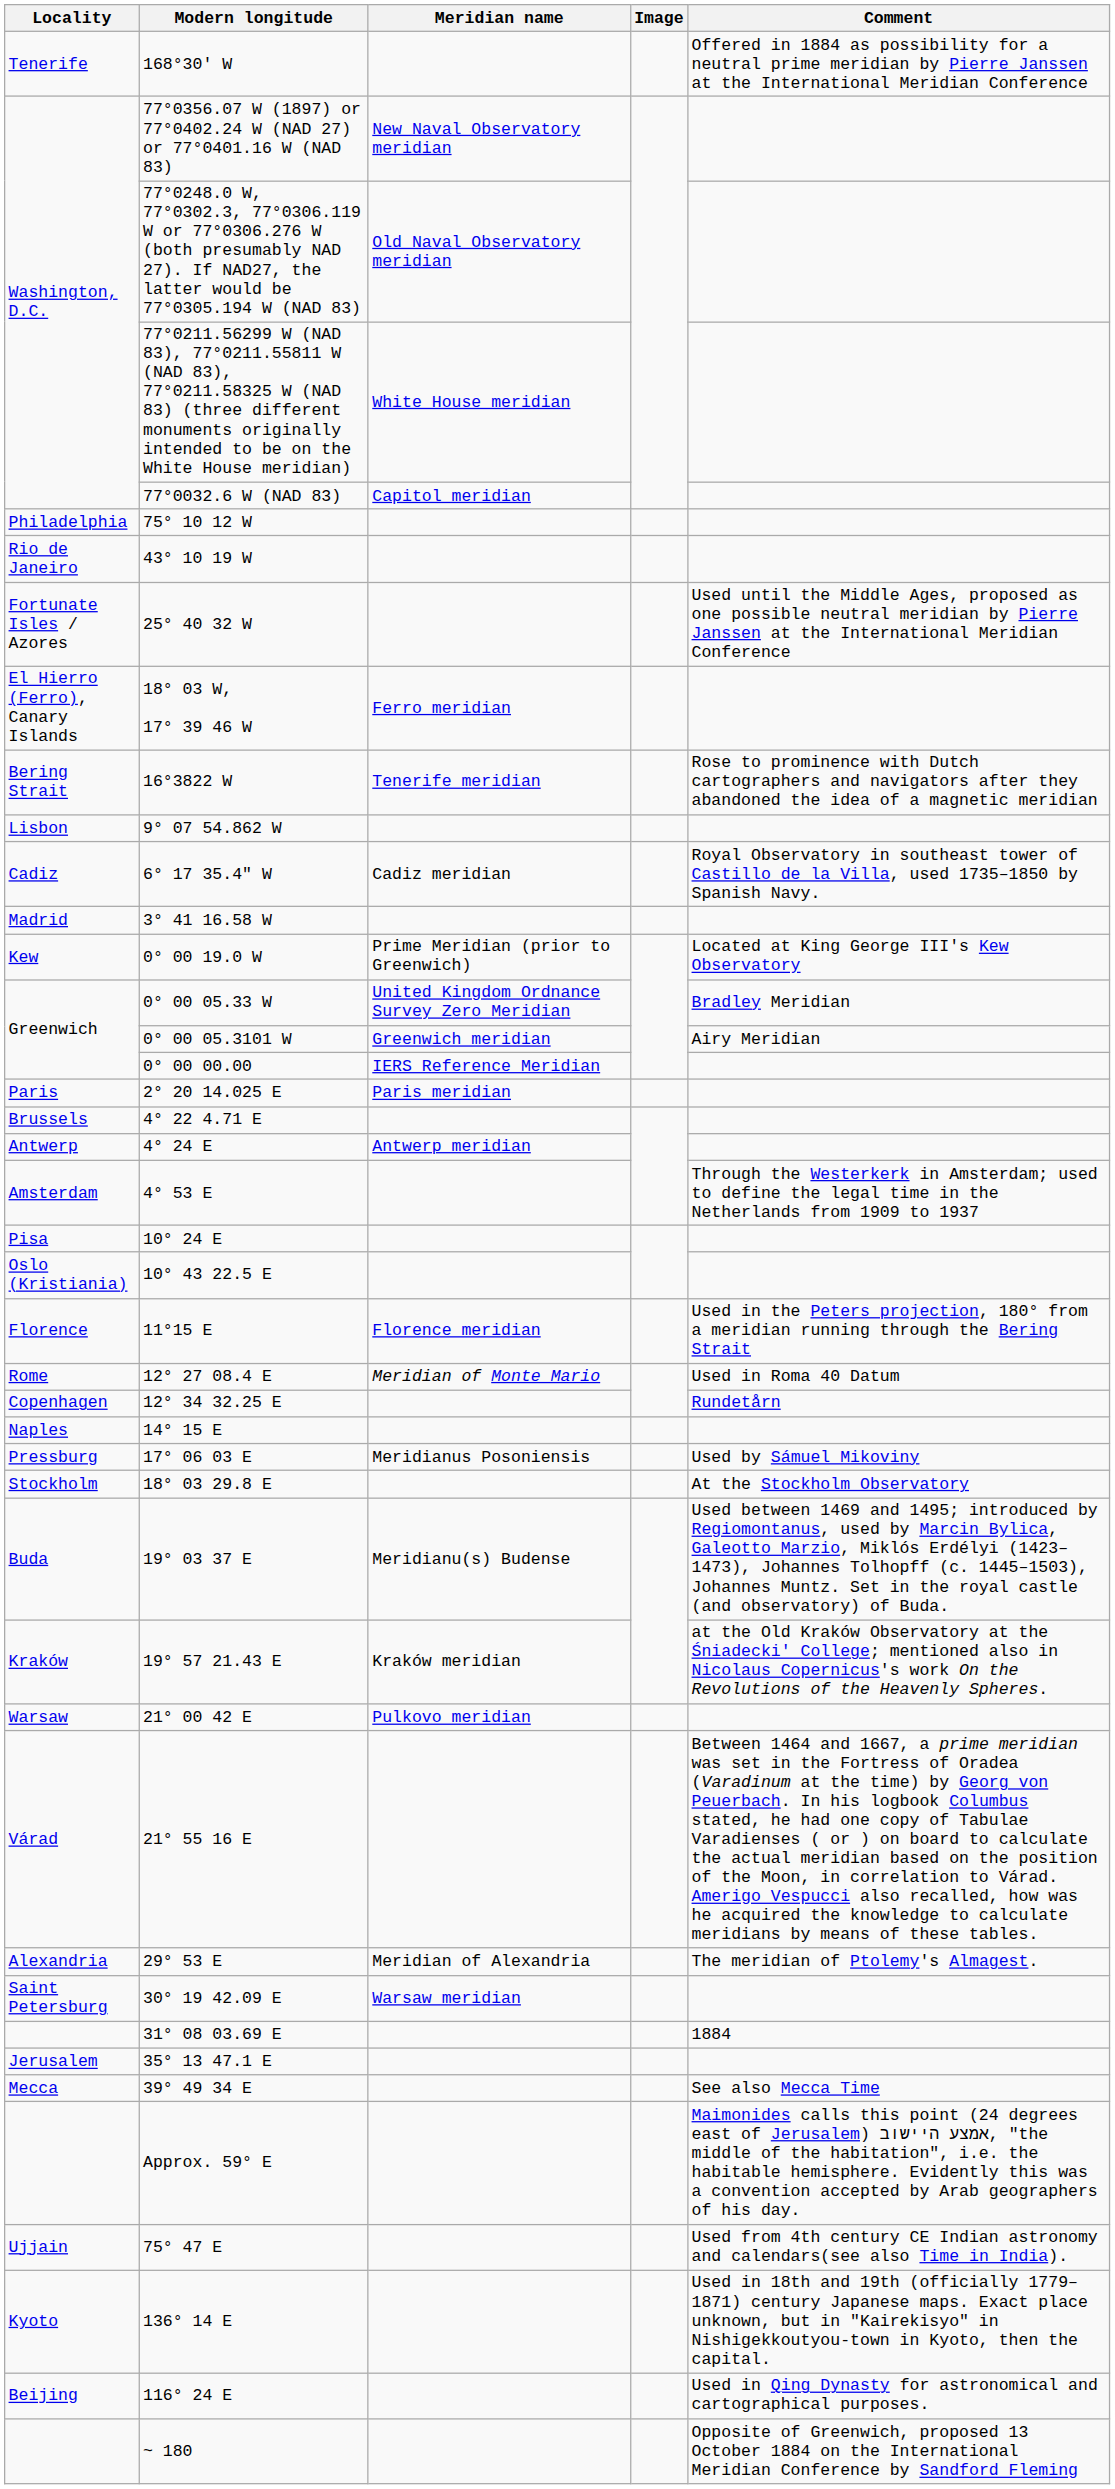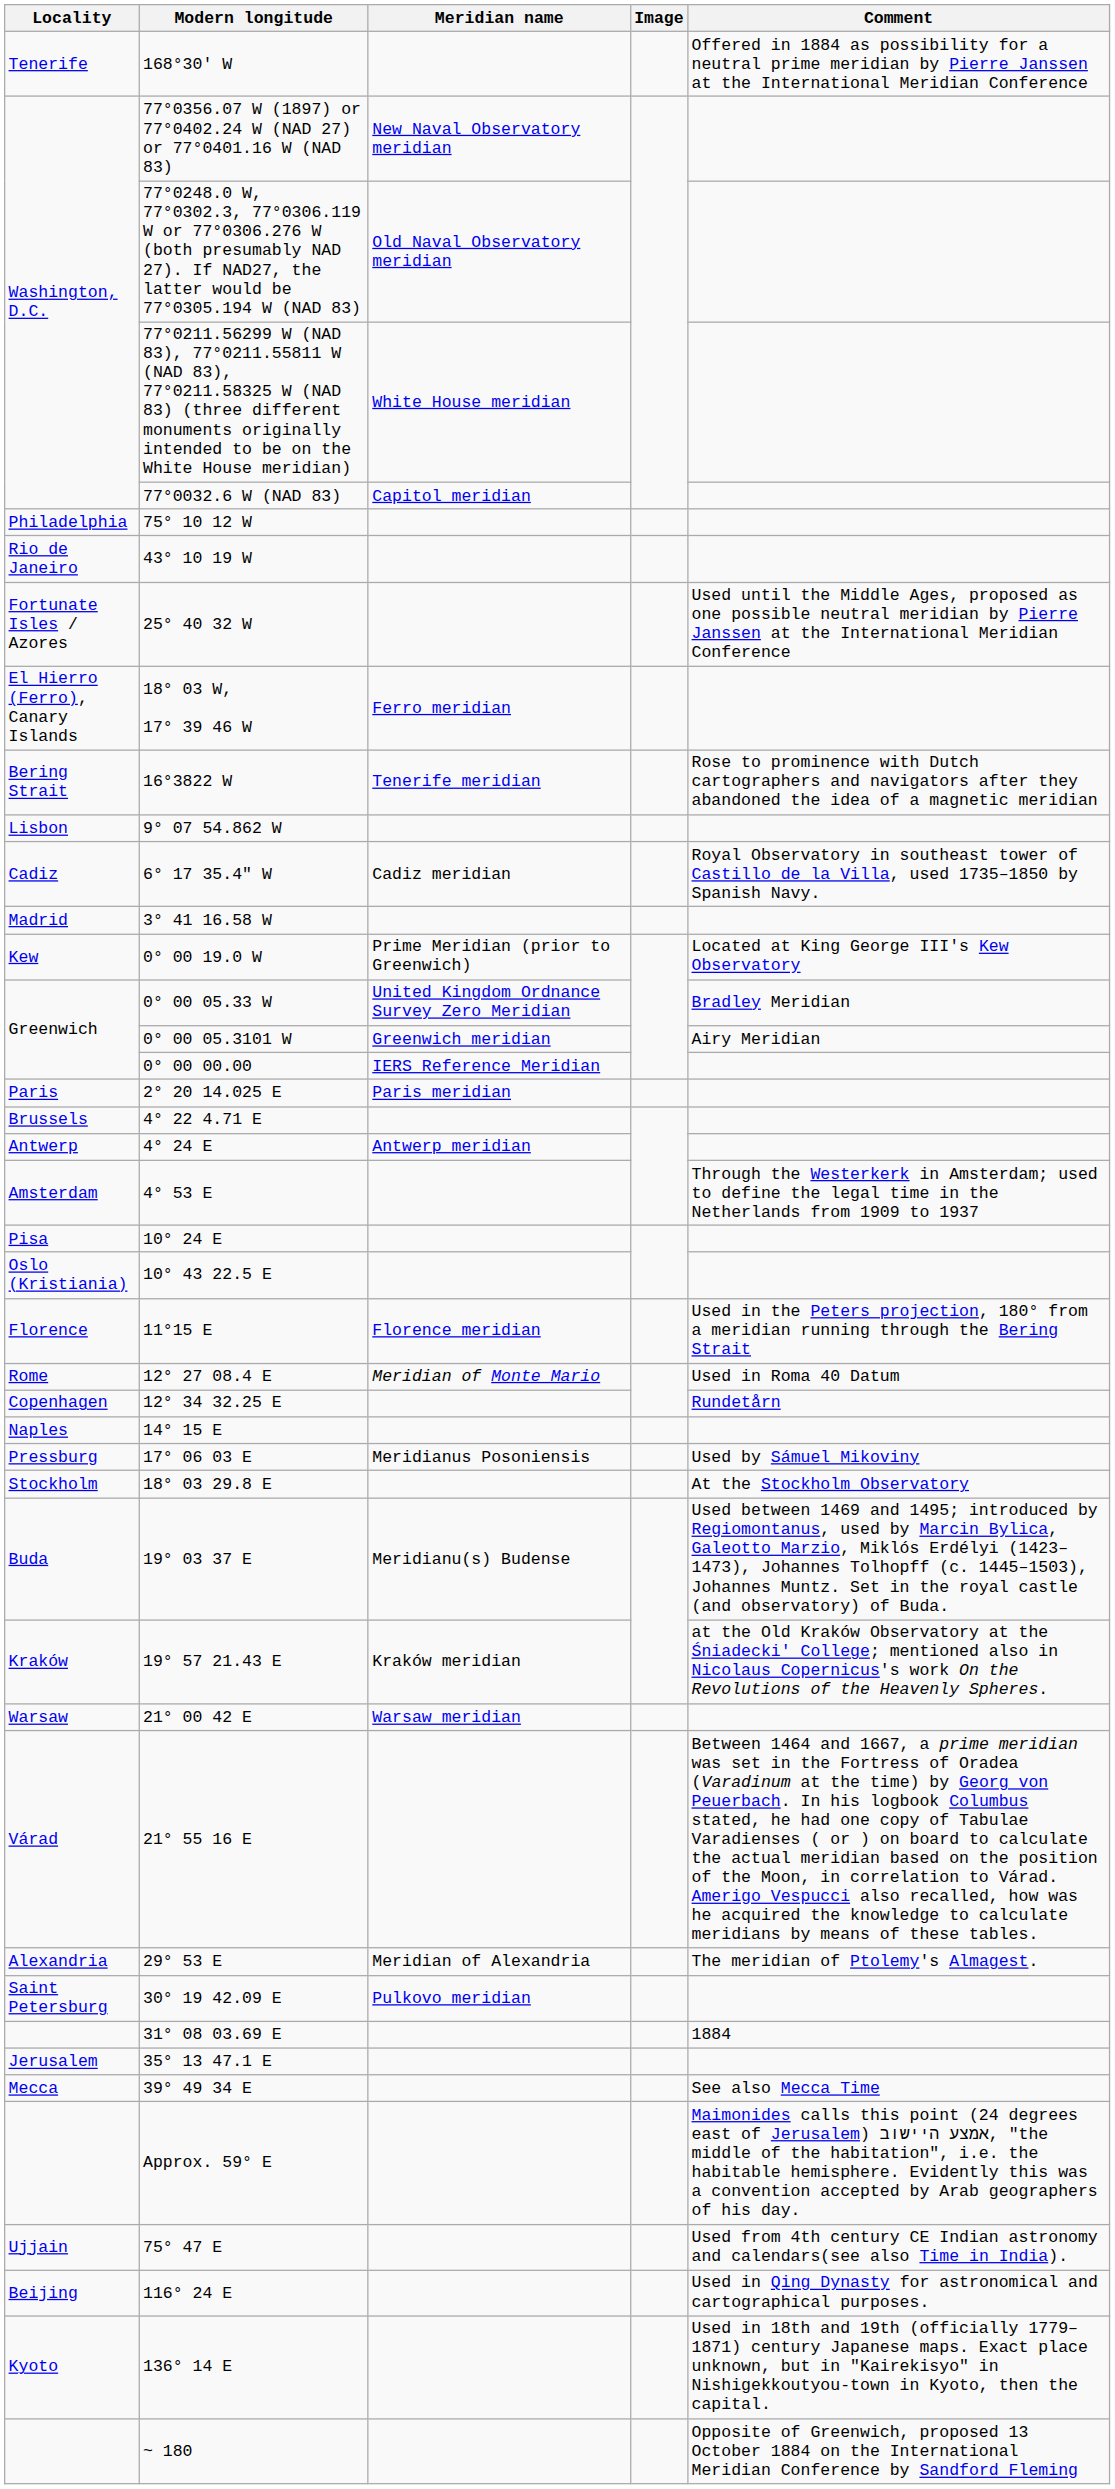(452, 1717) Pulkovo meridian -> (447, 1717) Warsaw meridian
(447, 1998) Warsaw meridian -> (452, 1998) Pulkovo meridian
rows swapped: (188, 2396) <-> (188, 2321)
